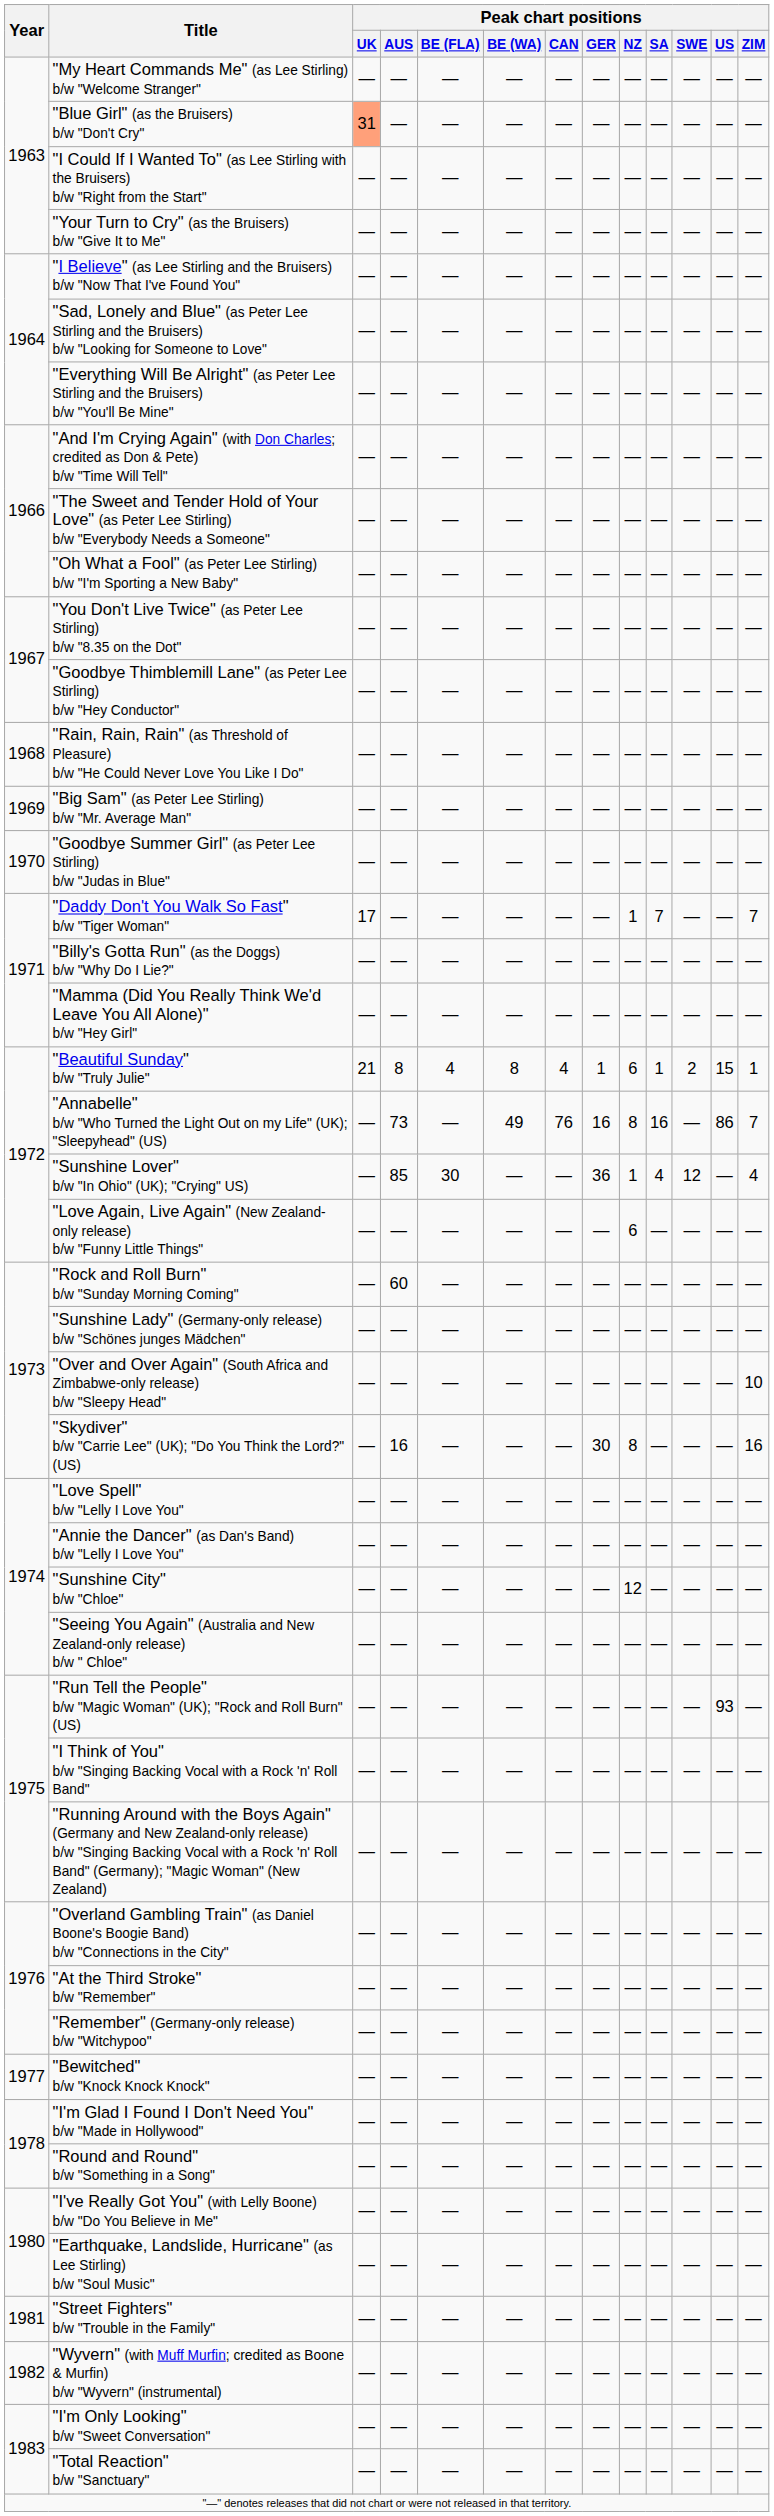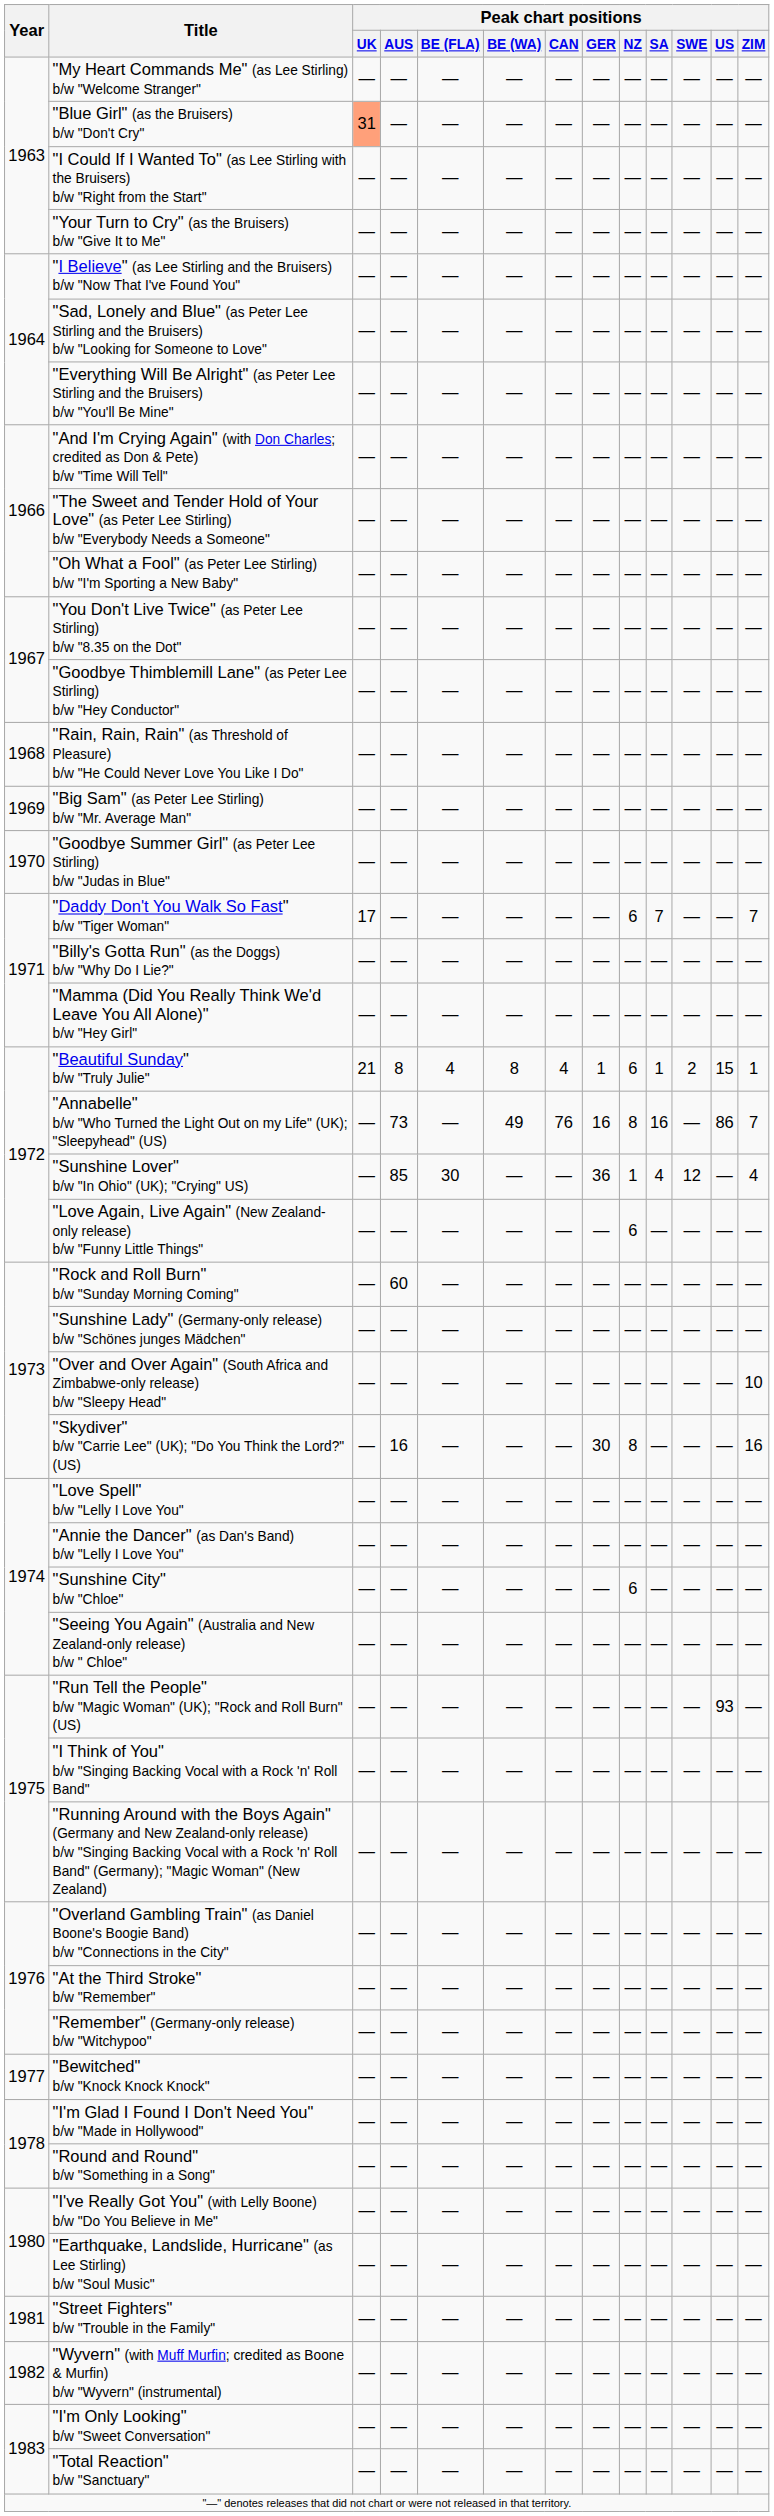(633, 916) 1 -> (633, 916) 6
(633, 1589) 12 -> (633, 1589) 6
